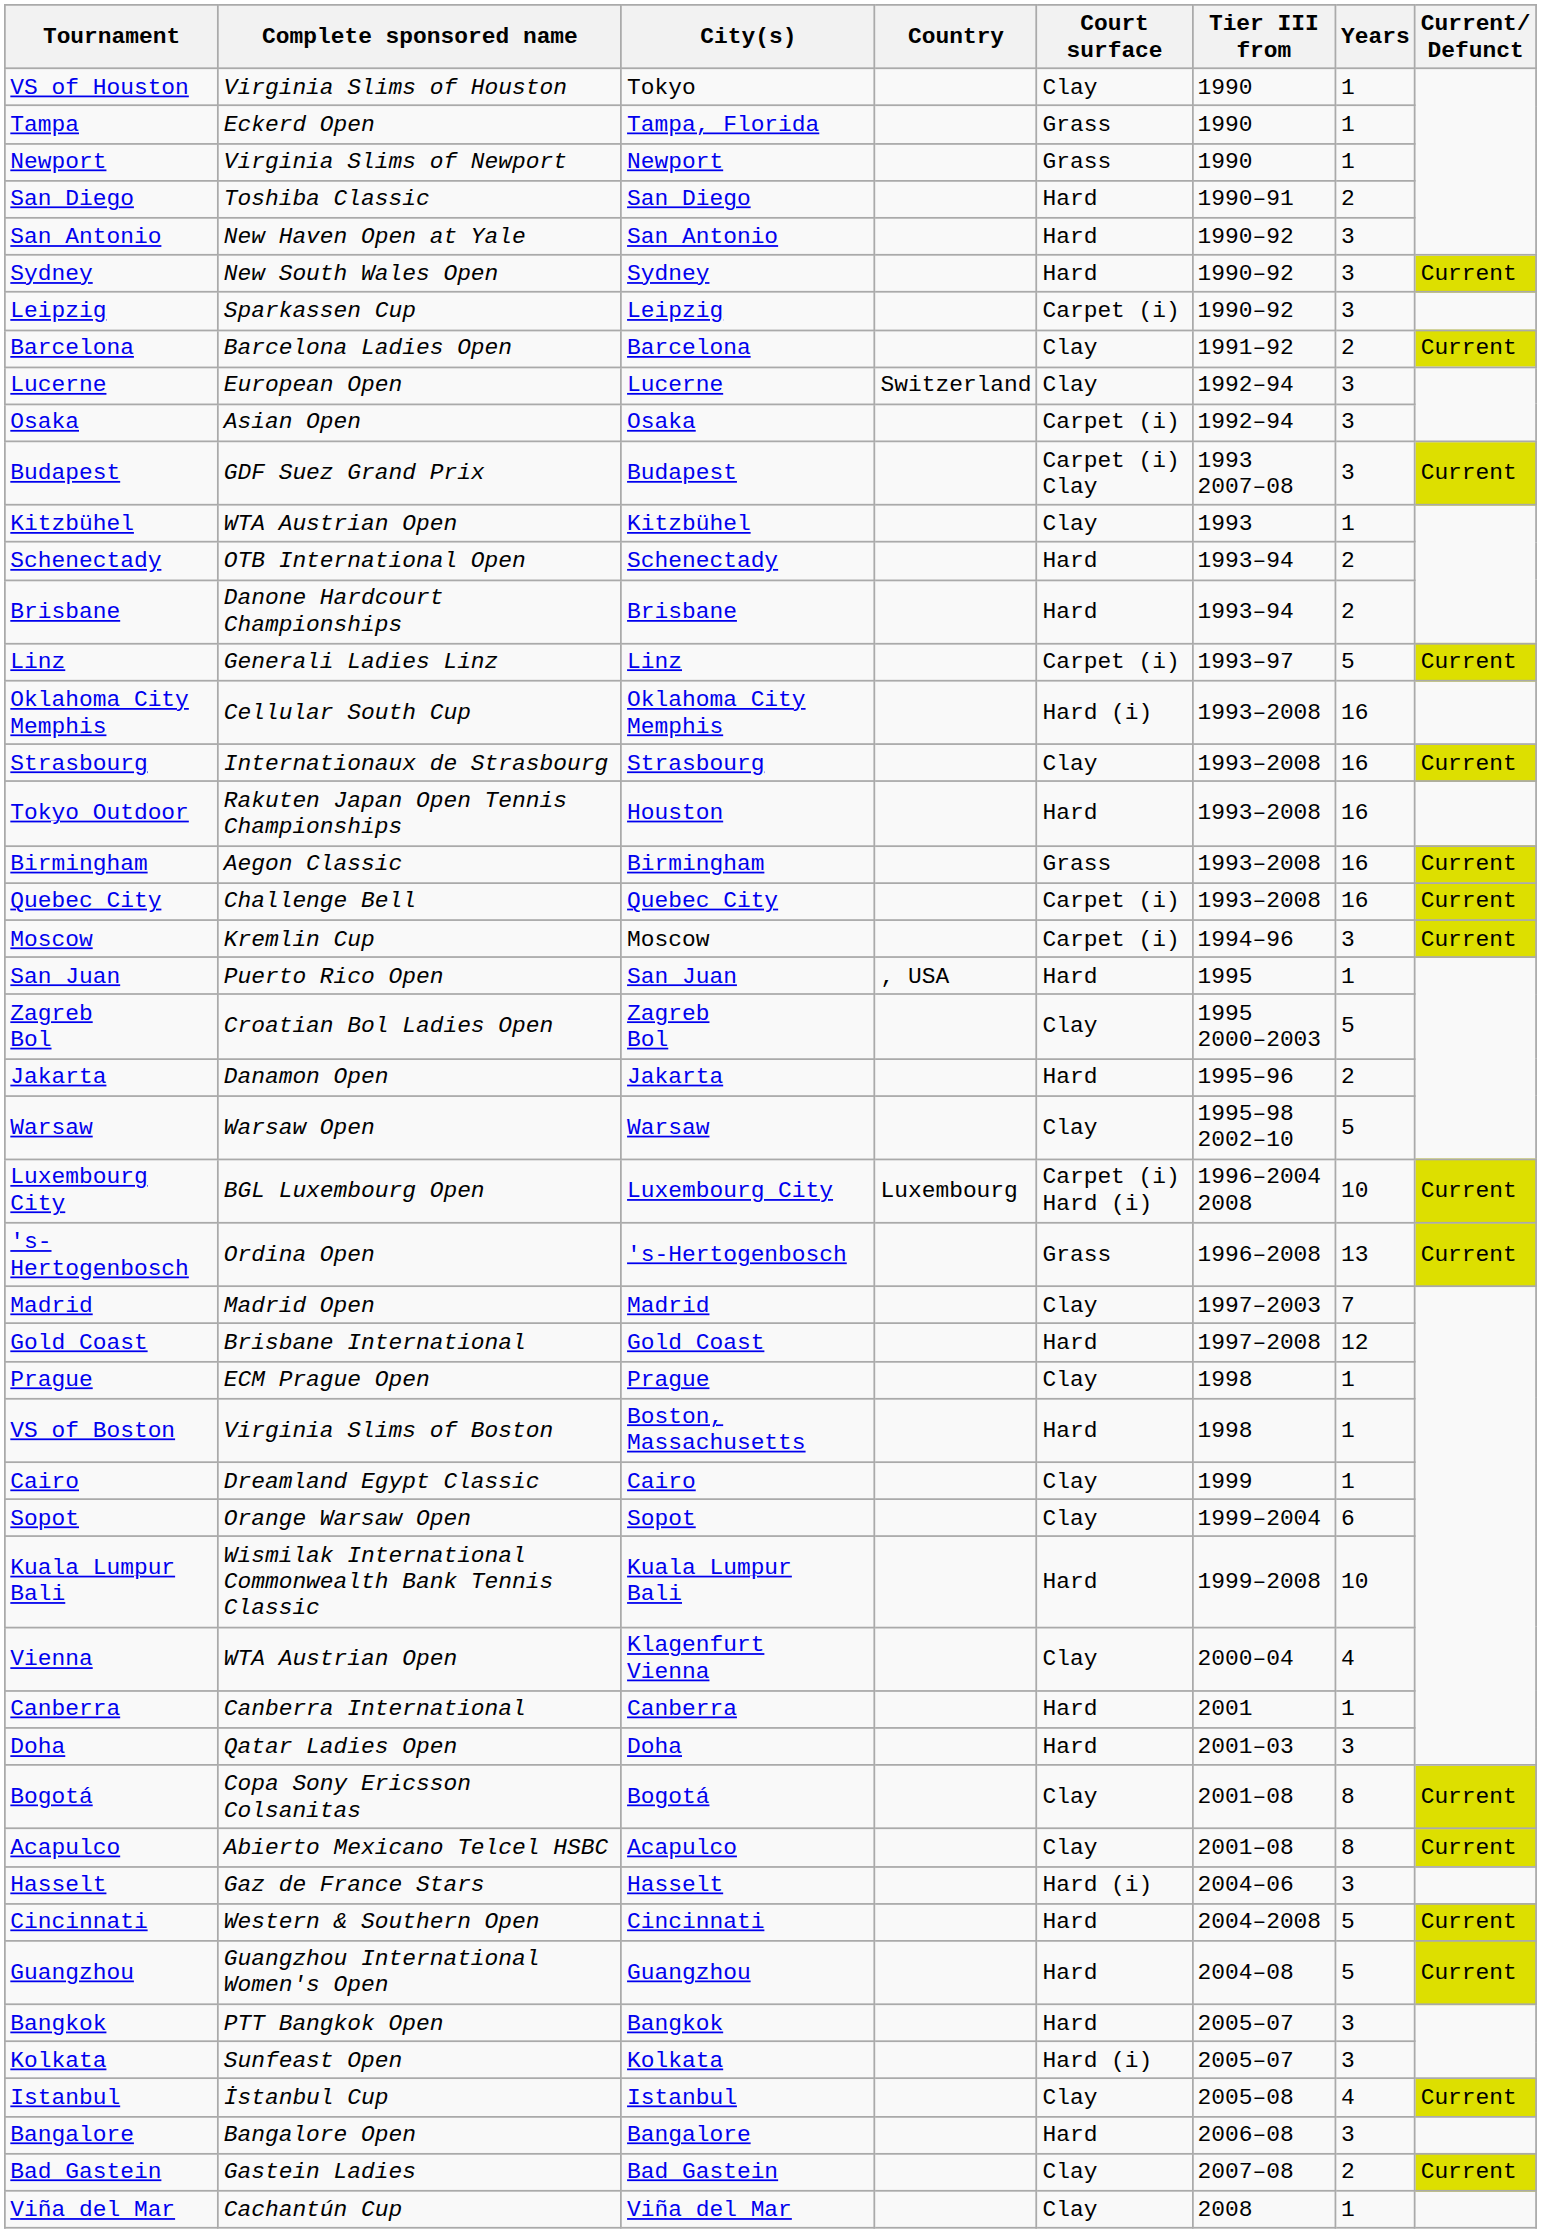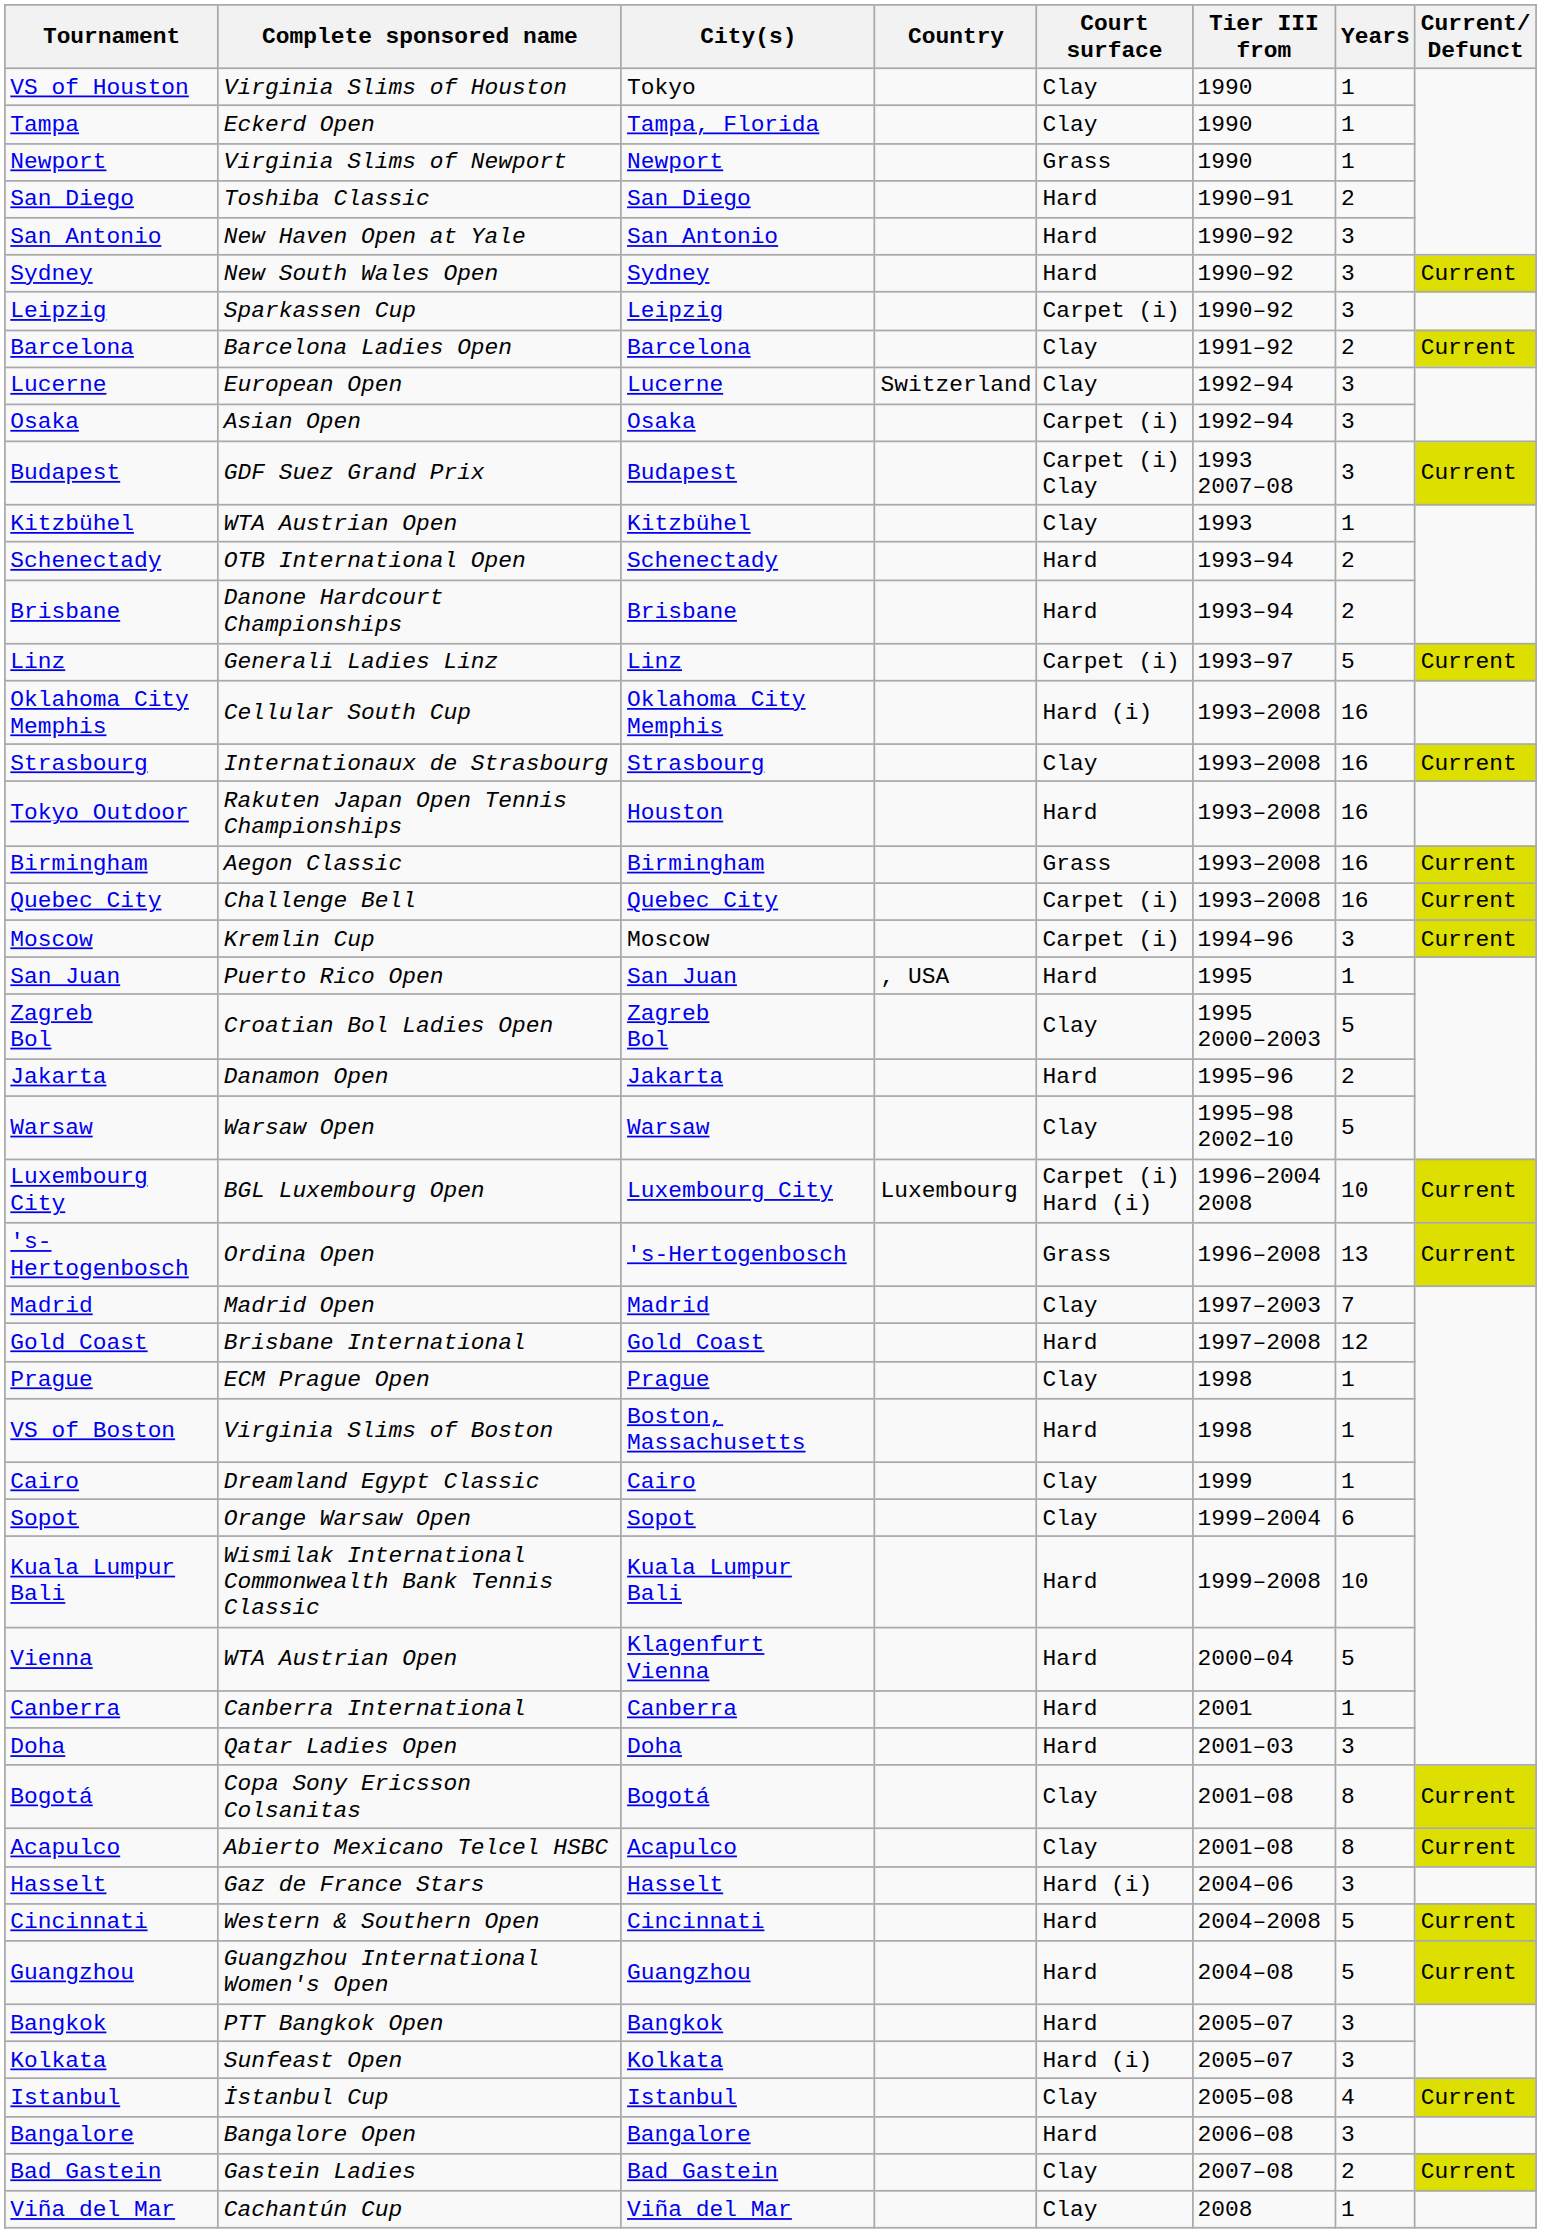(1077, 125) Grass -> (1070, 125) Clay
(1070, 1659) Clay -> (1070, 1659) Hard
(1348, 1659) 4 -> (1348, 1659) 5
